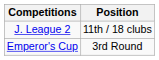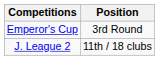rows swapped: (42, 30) <-> (42, 47)
